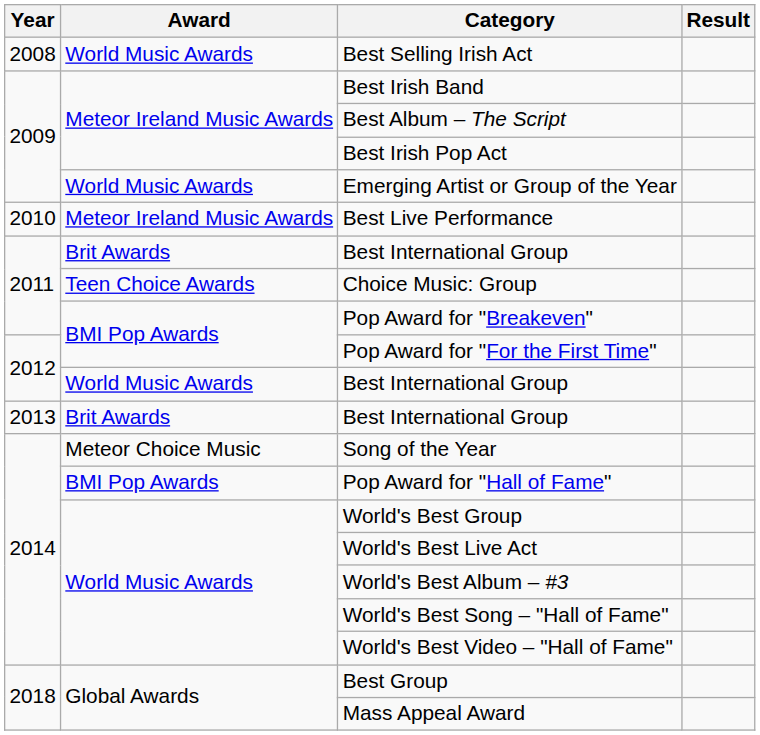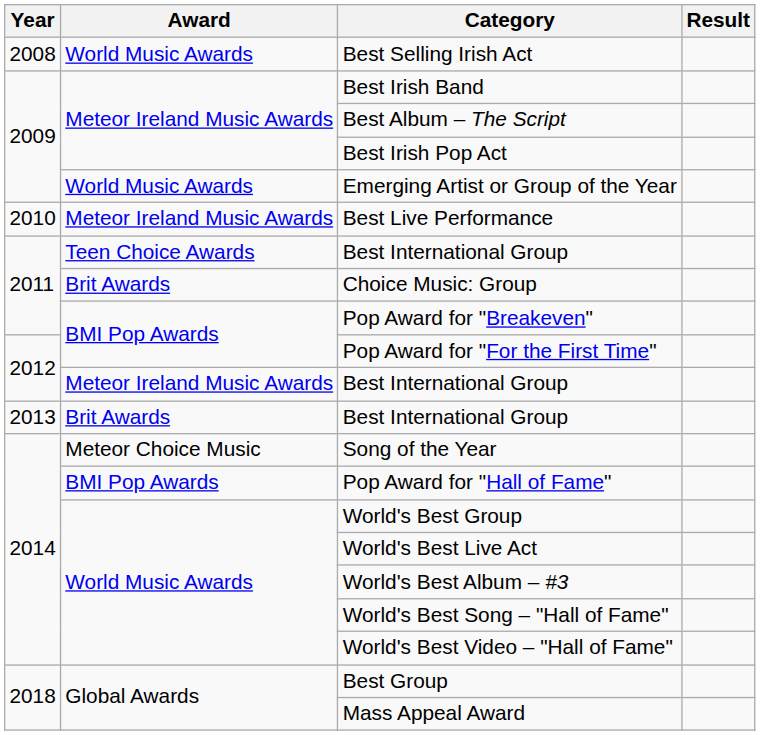(118, 251) Brit Awards -> (160, 251) Teen Choice Awards
(160, 284) Teen Choice Awards -> (118, 284) Brit Awards
(159, 383) World Music Awards -> (199, 383) Meteor Ireland Music Awards
